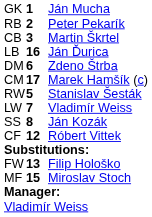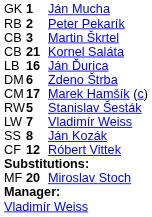+ row: (13, 51)
- row: (14, 164)
(33, 178) 15 -> (33, 178) 20
